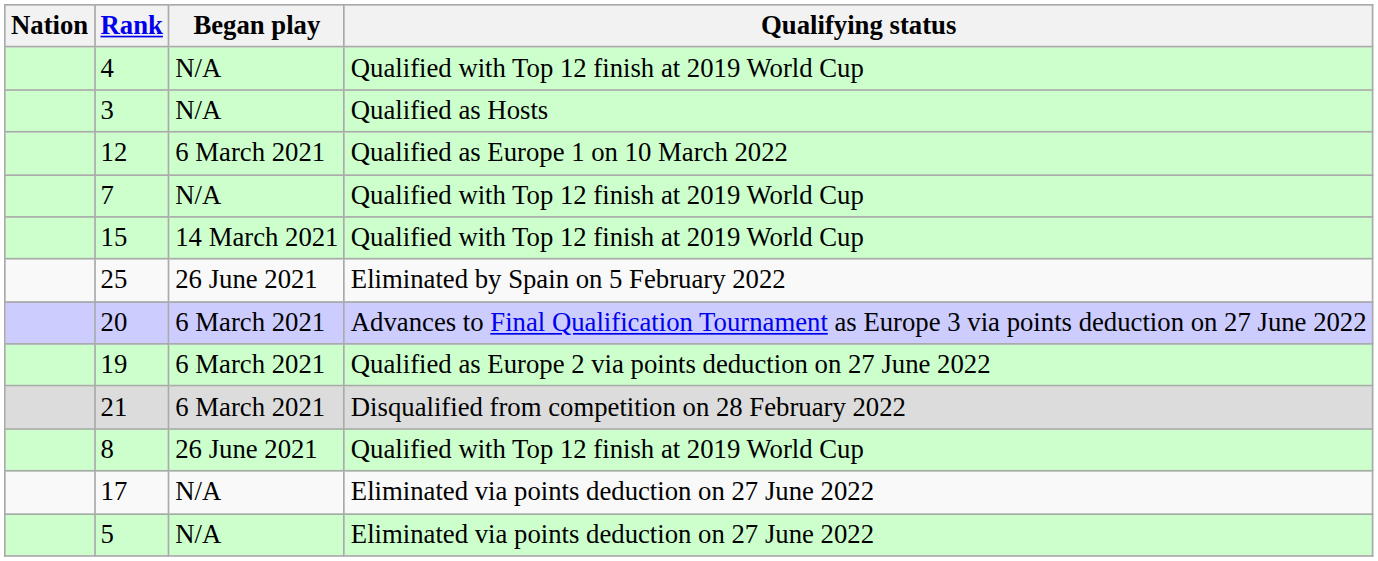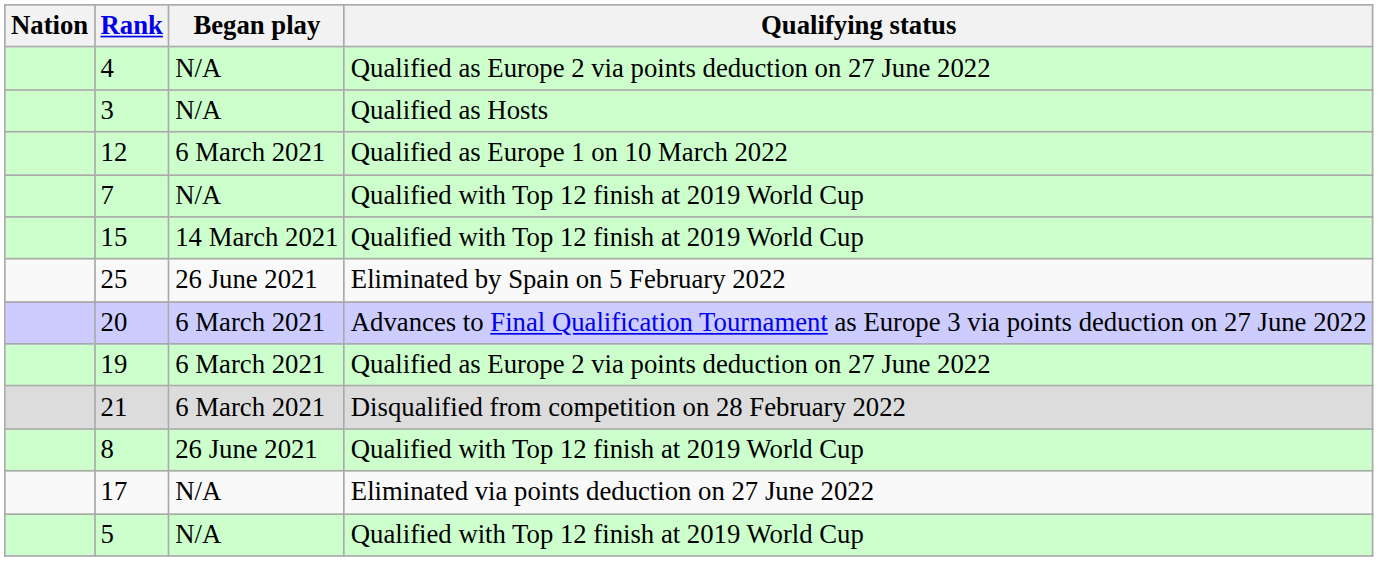(607, 68) Qualified with Top 12 finish at 2019 World Cup -> (671, 68) Qualified as Europe 2 via points deduction on 27 June 2022
(612, 534) Eliminated via points deduction on 27 June 2022 -> (607, 534) Qualified with Top 12 finish at 2019 World Cup
